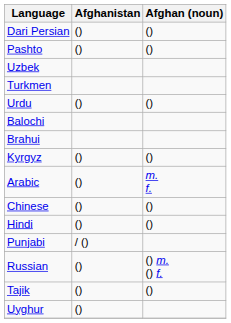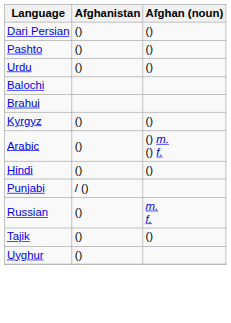- row: (23, 67)
- row: (29, 85)
(152, 182) m. f. -> (157, 146) () m. () f.
- row: (28, 206)
(157, 266) () m. () f. -> (152, 212) m. f.
